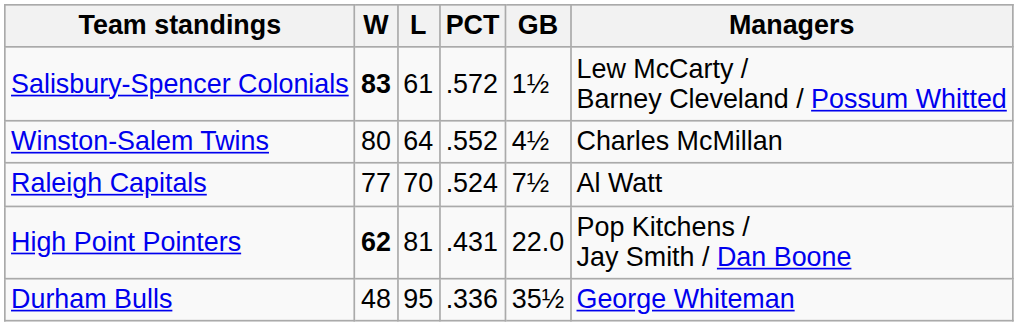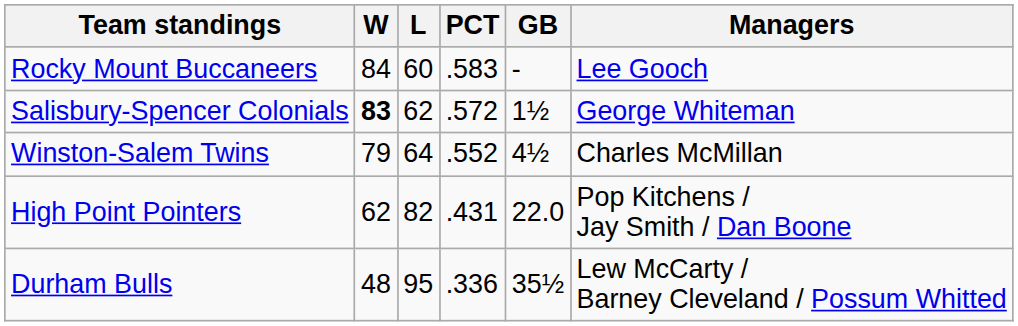+ row: (164, 68)
(418, 83) 61 -> (418, 111) 62
(792, 83) Lew McCarty / Barney Cleveland / Possum Whitted -> (686, 111) George Whiteman
(376, 141) 80 -> (376, 153) 79
- row: (109, 183)
(376, 241) bold -> (376, 211) normal
(418, 241) 81 -> (418, 211) 82
(686, 299) George Whiteman -> (792, 284) Lew McCarty / Barney Cleveland / Possum Whitted
